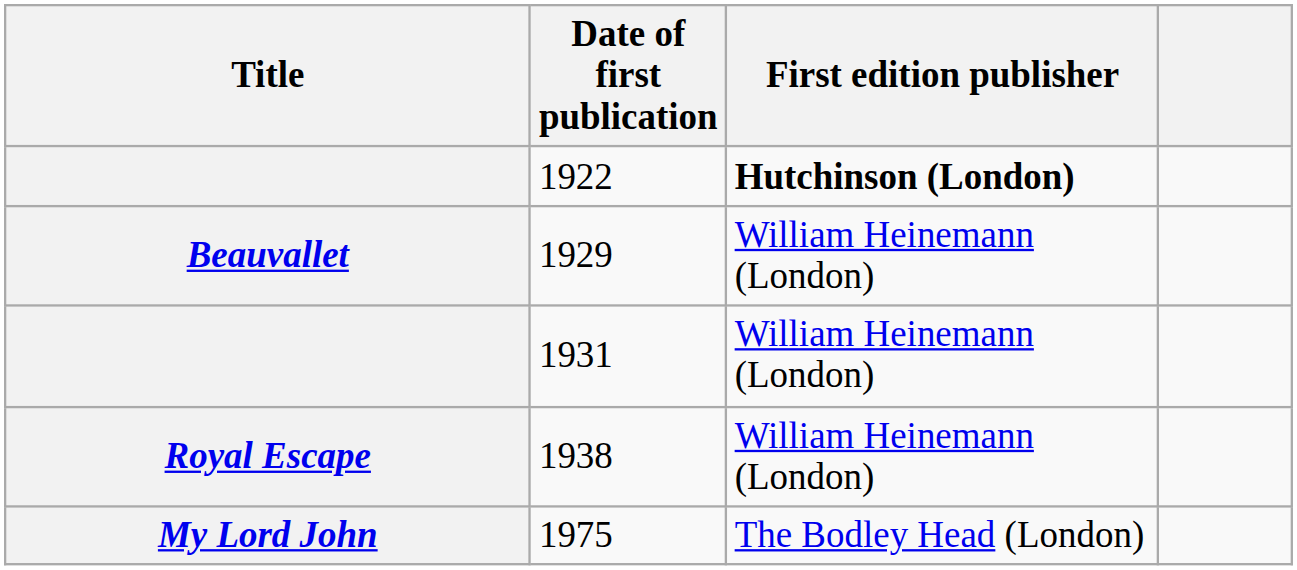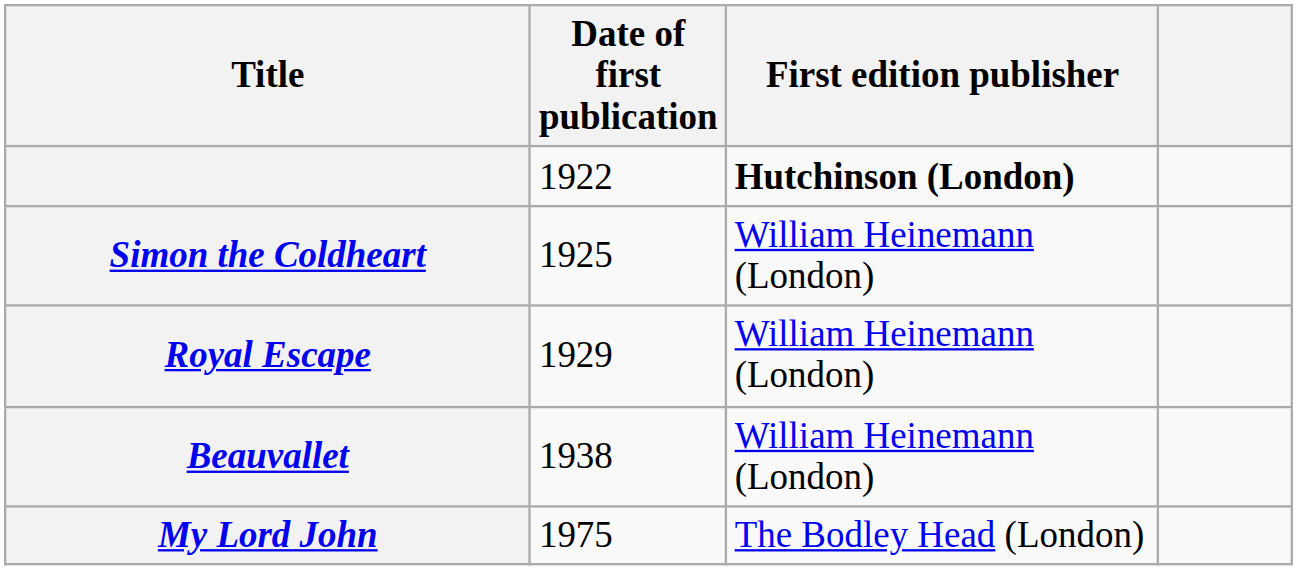+ row: (576, 254)
(268, 254) Beauvallet -> (268, 355) Royal Escape
- row: (576, 355)
(268, 455) Royal Escape -> (268, 455) Beauvallet
